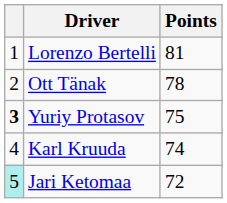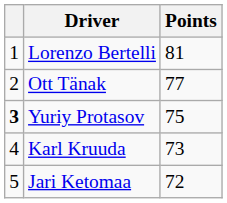(175, 85) 78 -> (175, 85) 77
(175, 149) 74 -> (175, 149) 73
(14, 181) paleturquoise background -> (14, 181) no background
